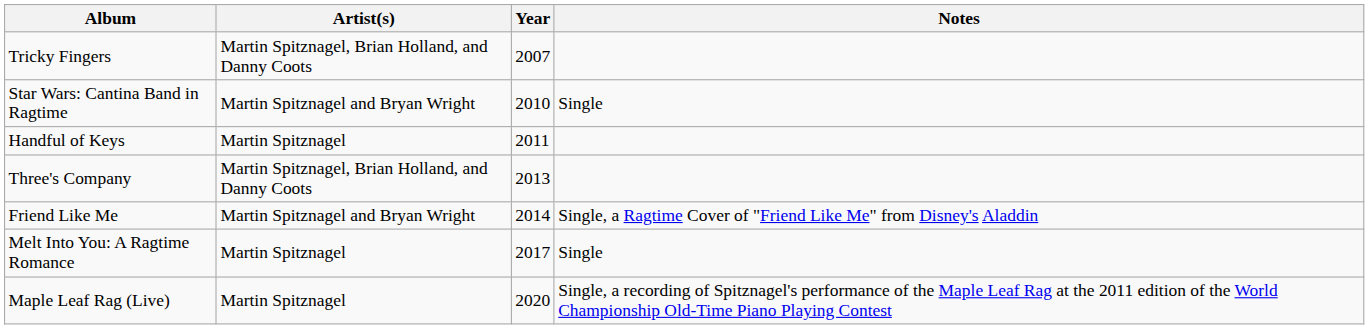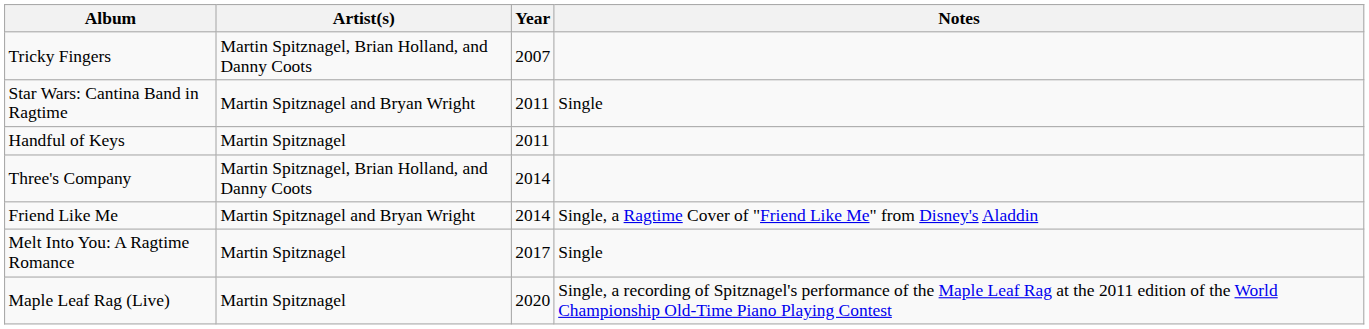(533, 103) 2010 -> (532, 103) 2011
(533, 178) 2013 -> (533, 178) 2014
